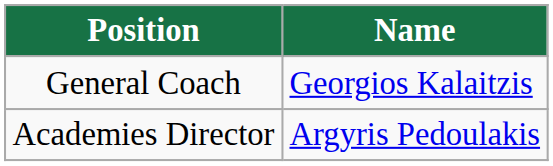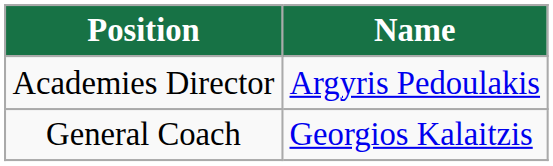rows swapped: (144, 133) <-> (144, 82)
